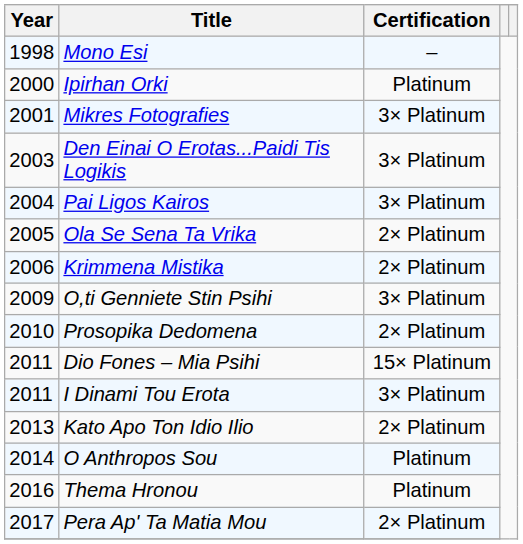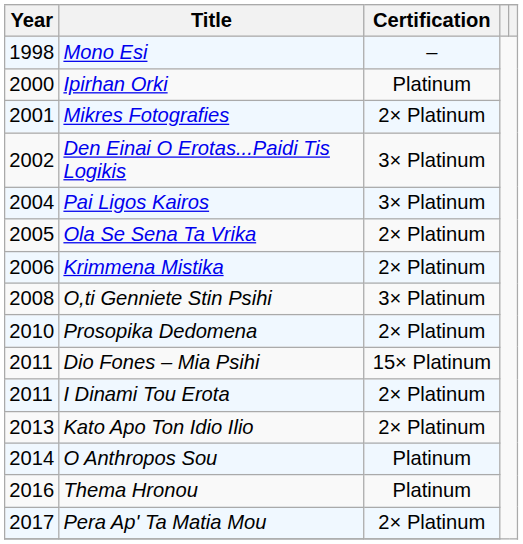(432, 116) 3× Platinum -> (432, 116) 2× Platinum
(32, 159) 2003 -> (32, 159) 2002
(32, 298) 2009 -> (32, 298) 2008
(432, 394) 3× Platinum -> (432, 394) 2× Platinum
